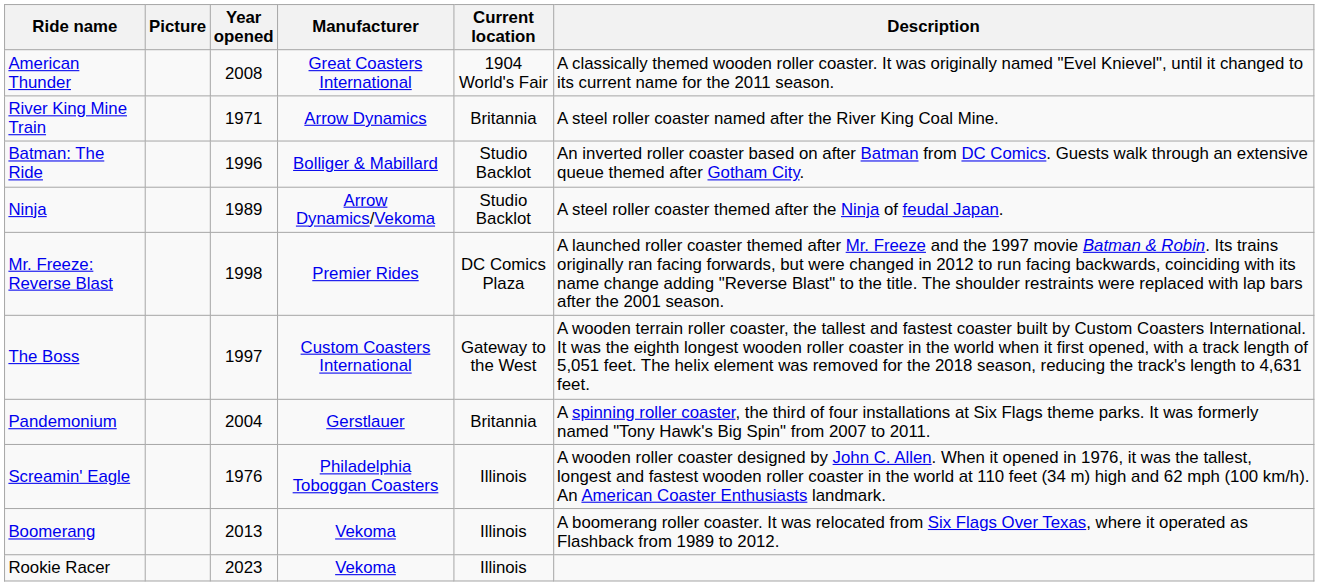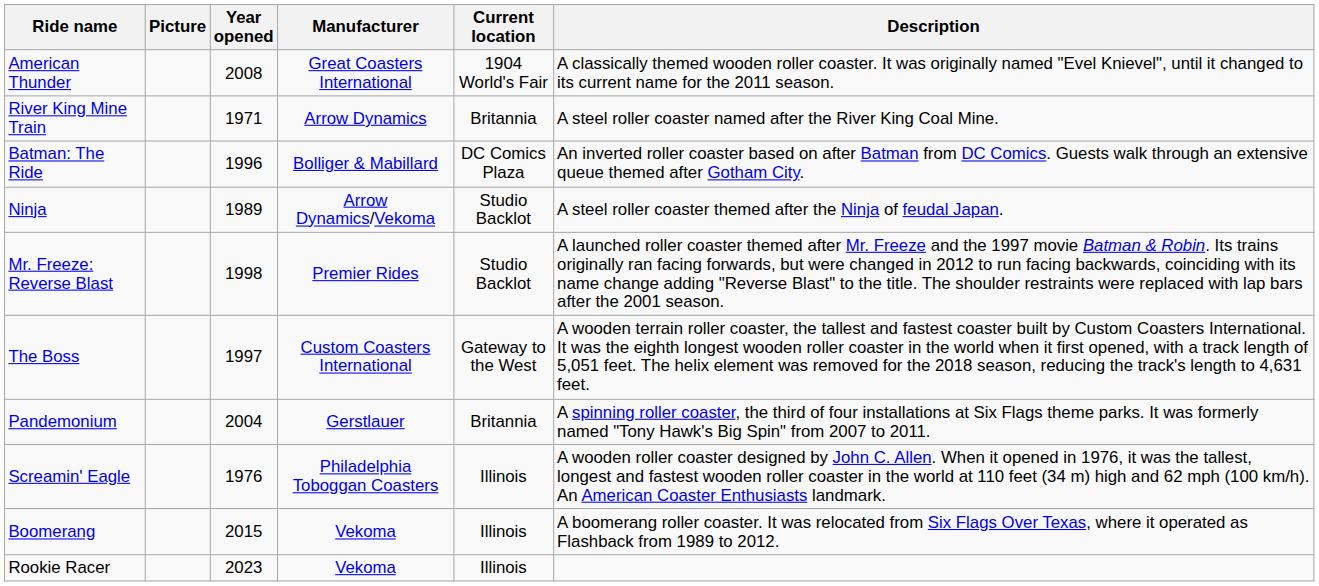(503, 163) Studio Backlot -> (503, 163) DC Comics Plaza
(503, 273) DC Comics Plaza -> (503, 273) Studio Backlot
(244, 531) 2013 -> (244, 531) 2015
